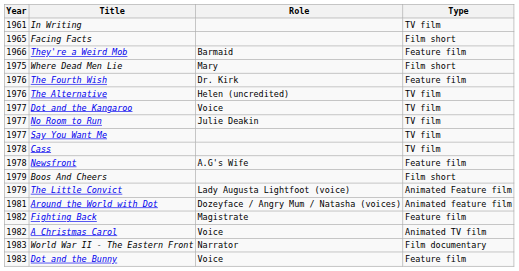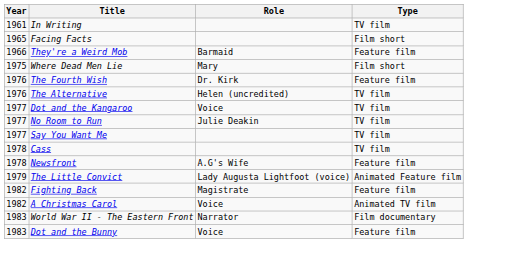- row: (69, 176)
- row: (94, 204)
